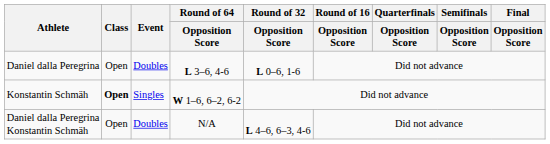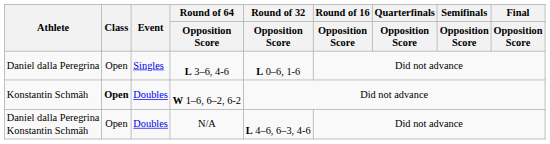(151, 66) Doubles -> (149, 66) Singles
(149, 95) Singles -> (151, 95) Doubles
